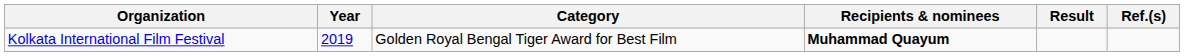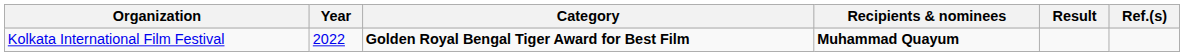(337, 40) 2019 -> (329, 40) 2022
(526, 40) normal -> (528, 40) bold
